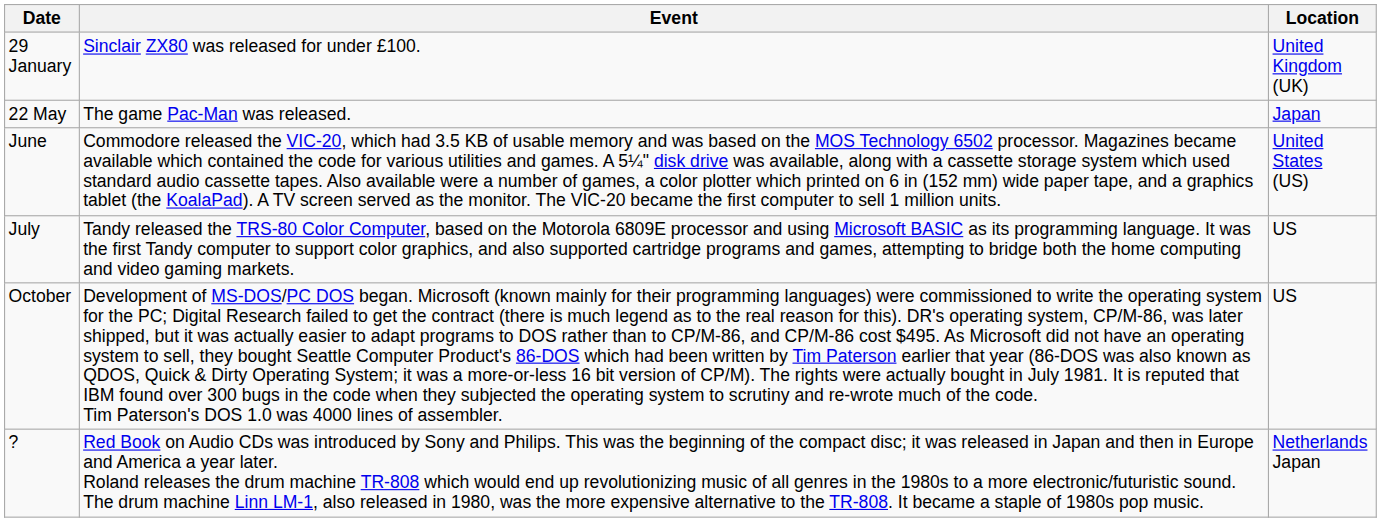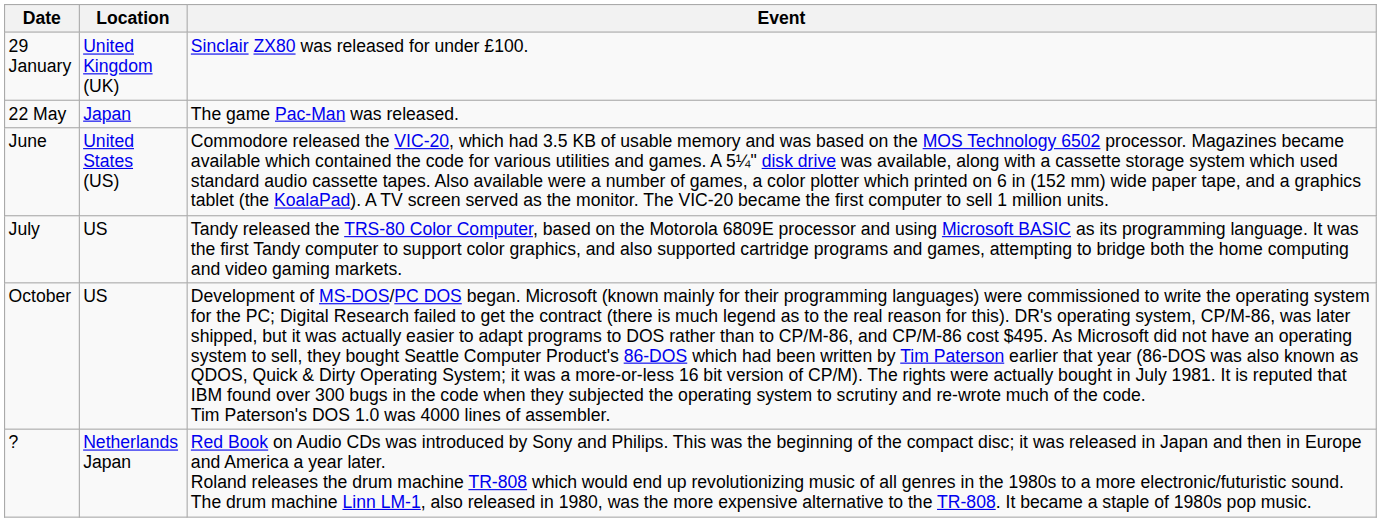columns swapped: (1322, 18) <-> (674, 18)
